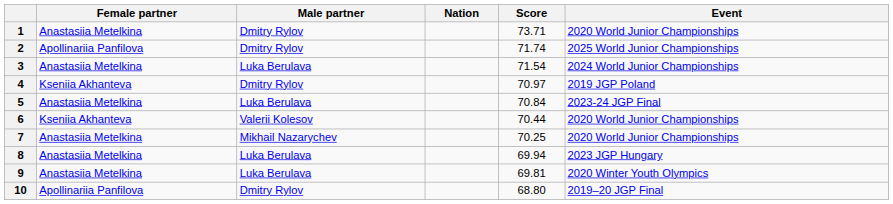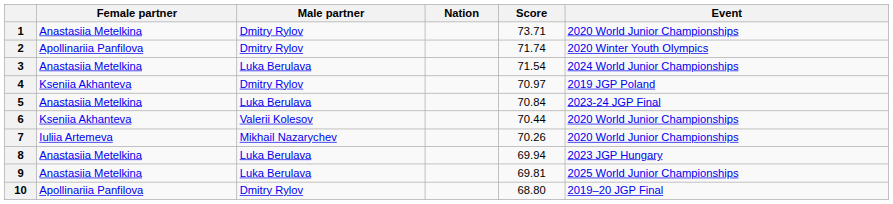(653, 48) 2025 World Junior Championships -> (638, 48) 2020 Winter Youth Olympics
(91, 137) Anastasiia Metelkina -> (76, 137) Iuliia Artemeva
(532, 137) 70.25 -> (532, 137) 70.26
(638, 173) 2020 Winter Youth Olympics -> (653, 173) 2025 World Junior Championships
